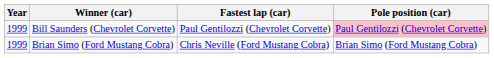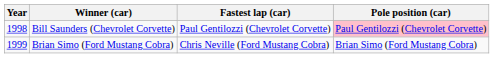(17, 28) 1999 -> (17, 28) 1998
